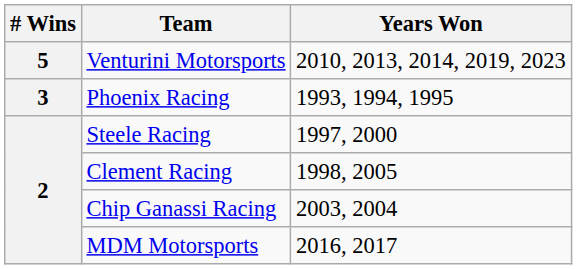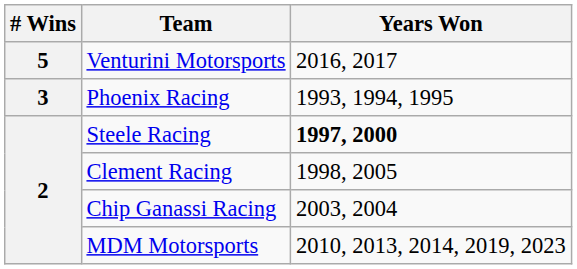(431, 60) 2010, 2013, 2014, 2019, 2023 -> (347, 60) 2016, 2017
(347, 134) normal -> (347, 134) bold
(347, 245) 2016, 2017 -> (431, 245) 2010, 2013, 2014, 2019, 2023
